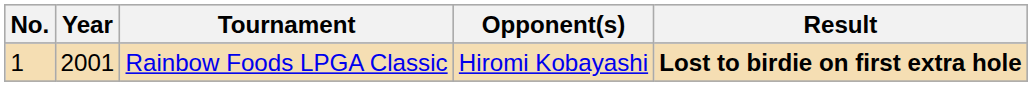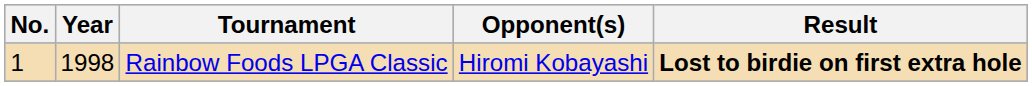(87, 62) 2001 -> (87, 62) 1998
